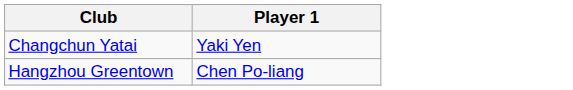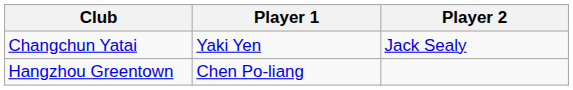+ column: (475, 17)
